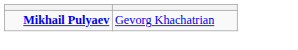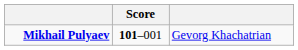+ column: (141, 14)
